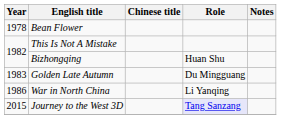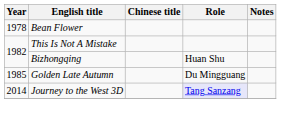(17, 75) 1983 -> (17, 75) 1985
- row: (70, 91)
(17, 106) 2015 -> (17, 91) 2014
